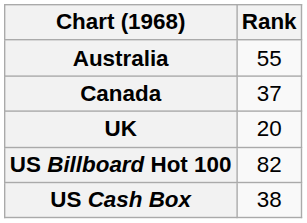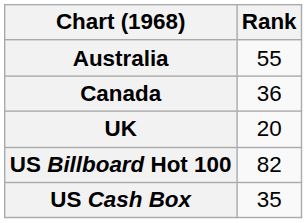(269, 93) 37 -> (269, 93) 36
(269, 199) 38 -> (269, 199) 35
